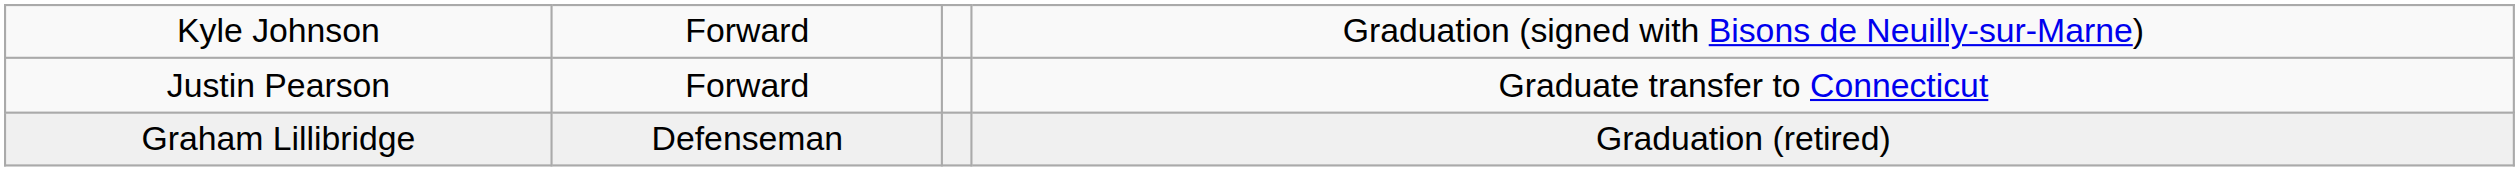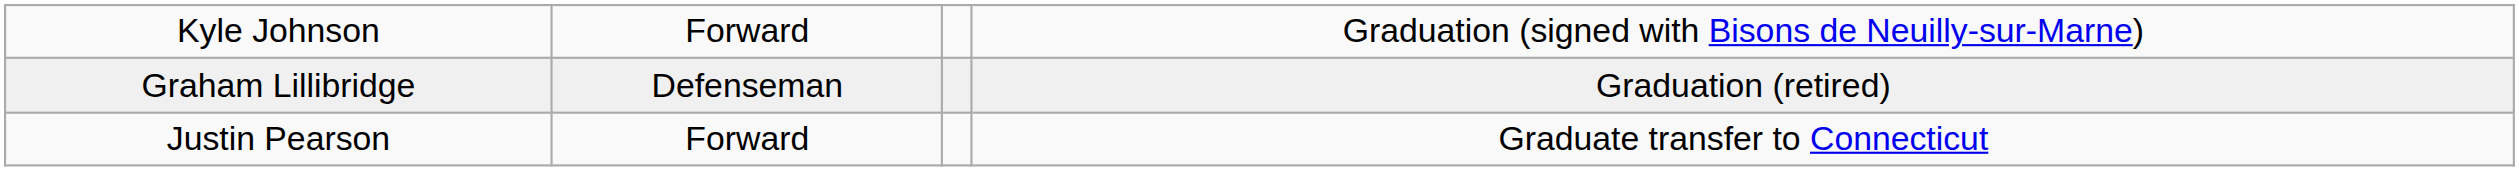rows swapped: (278, 138) <-> (278, 84)
